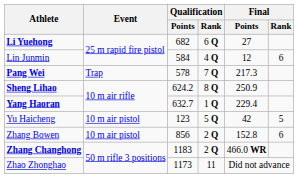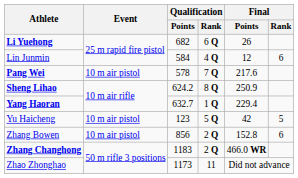(247, 42) 27 -> (247, 42) 26
(94, 73) Trap -> (113, 73) 10 m air pistol
(247, 73) 217.3 -> (247, 73) 217.6
